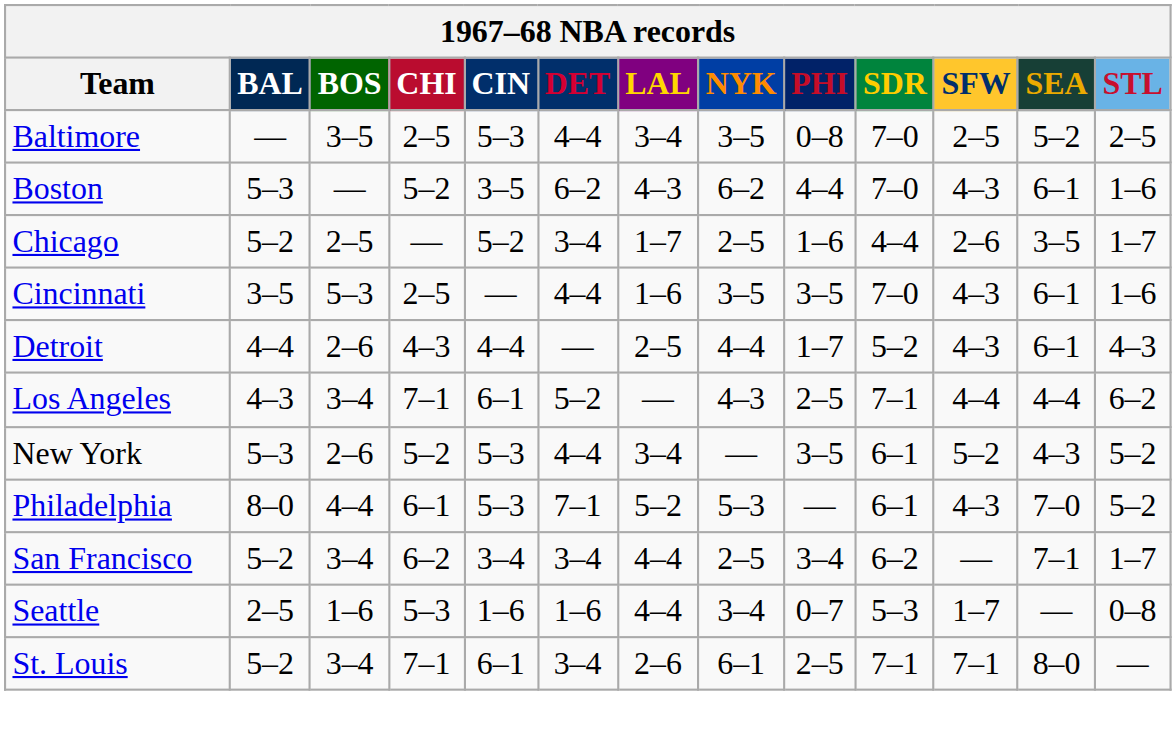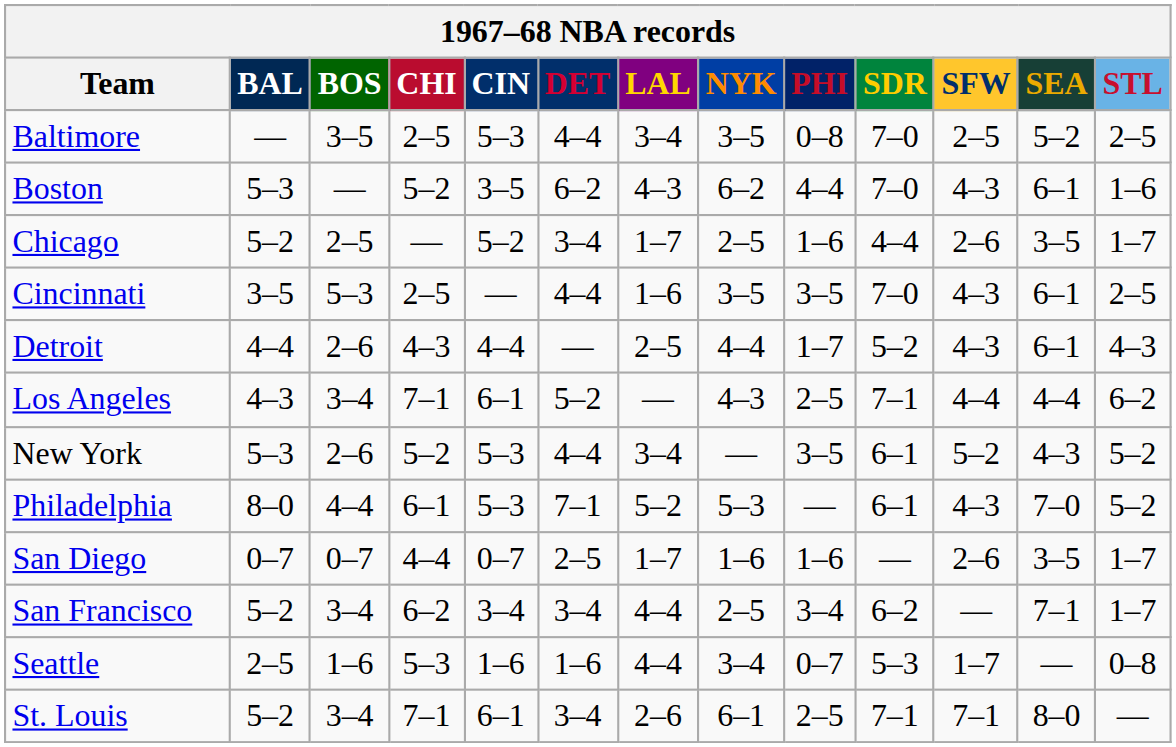(1133, 294) 1–6 -> (1133, 294) 2–5
+ row: (79, 557)
